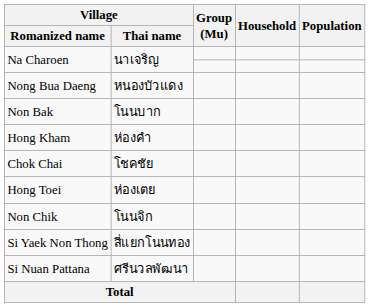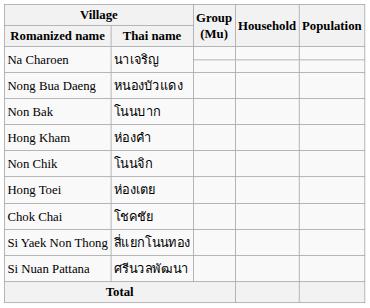rows swapped: (32, 216) <-> (35, 164)
